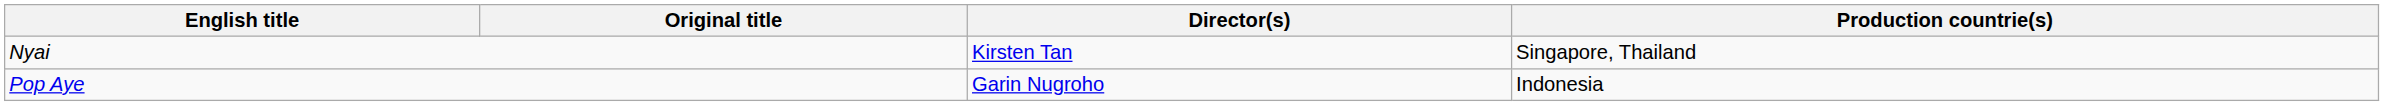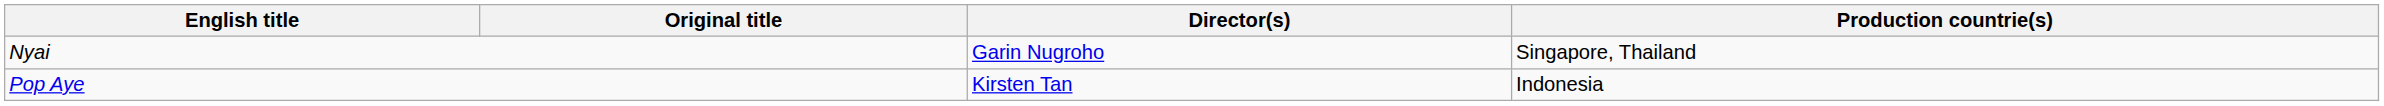(1022, 52) Kirsten Tan -> (1038, 52) Garin Nugroho
(1038, 84) Garin Nugroho -> (1022, 84) Kirsten Tan
